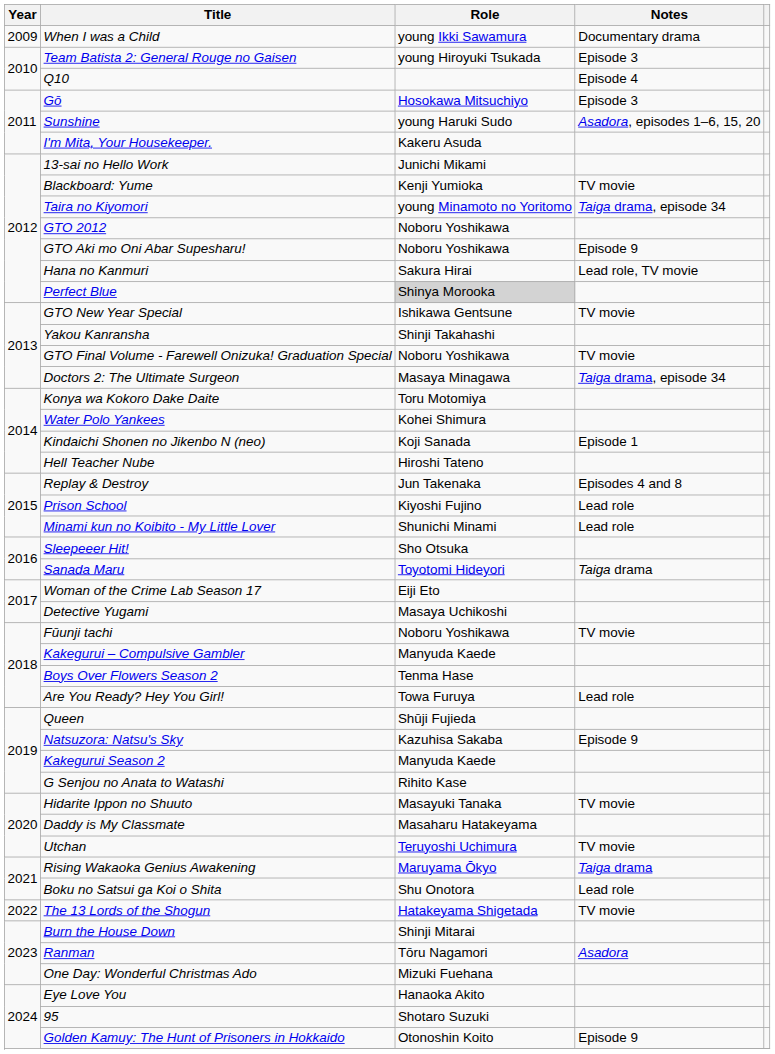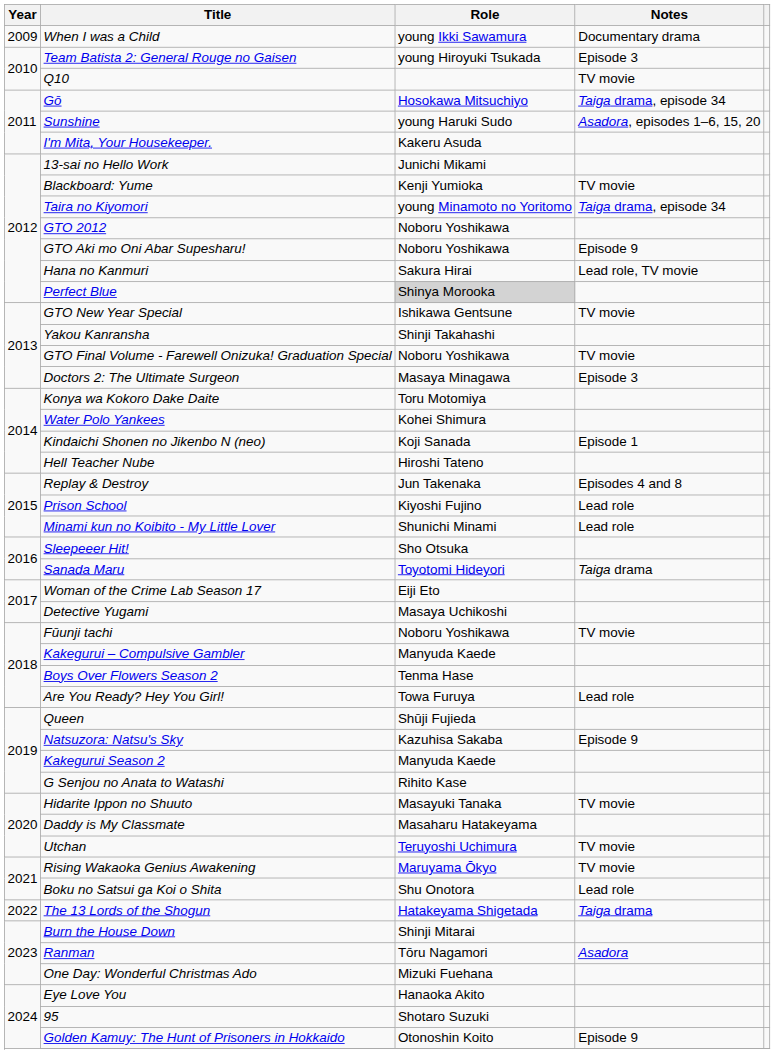(608, 79) Episode 4 -> (607, 79) TV movie
(608, 100) Episode 3 -> (652, 100) Taiga drama, episode 34
(652, 377) Taiga drama, episode 34 -> (608, 377) Episode 3
(615, 867) Taiga drama -> (607, 867) TV movie
(607, 910) TV movie -> (615, 910) Taiga drama
